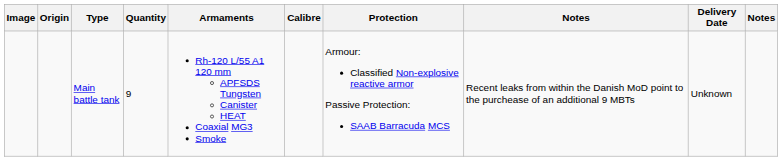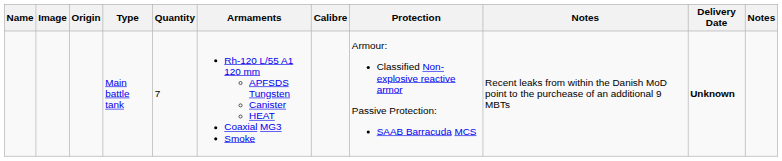+ column: (20, 17)
(128, 93) 9 -> (157, 93) 7
(711, 93) normal -> (712, 93) bold
